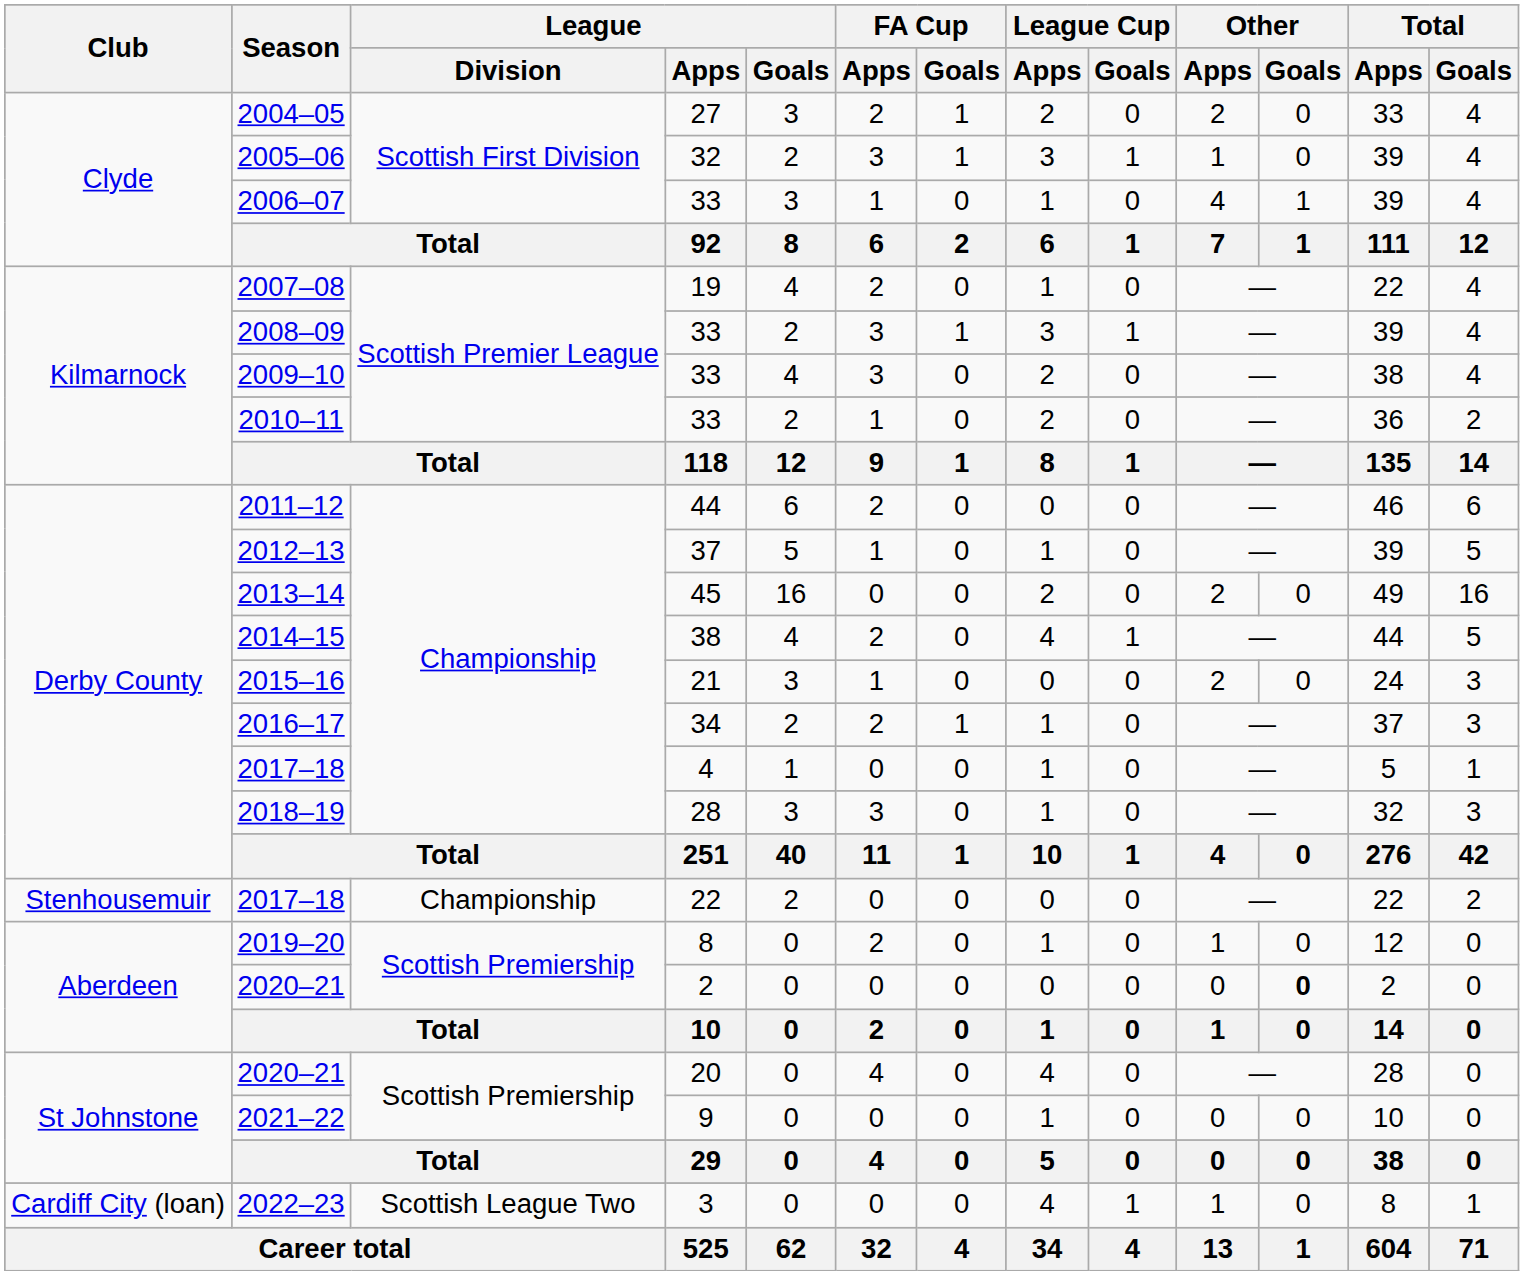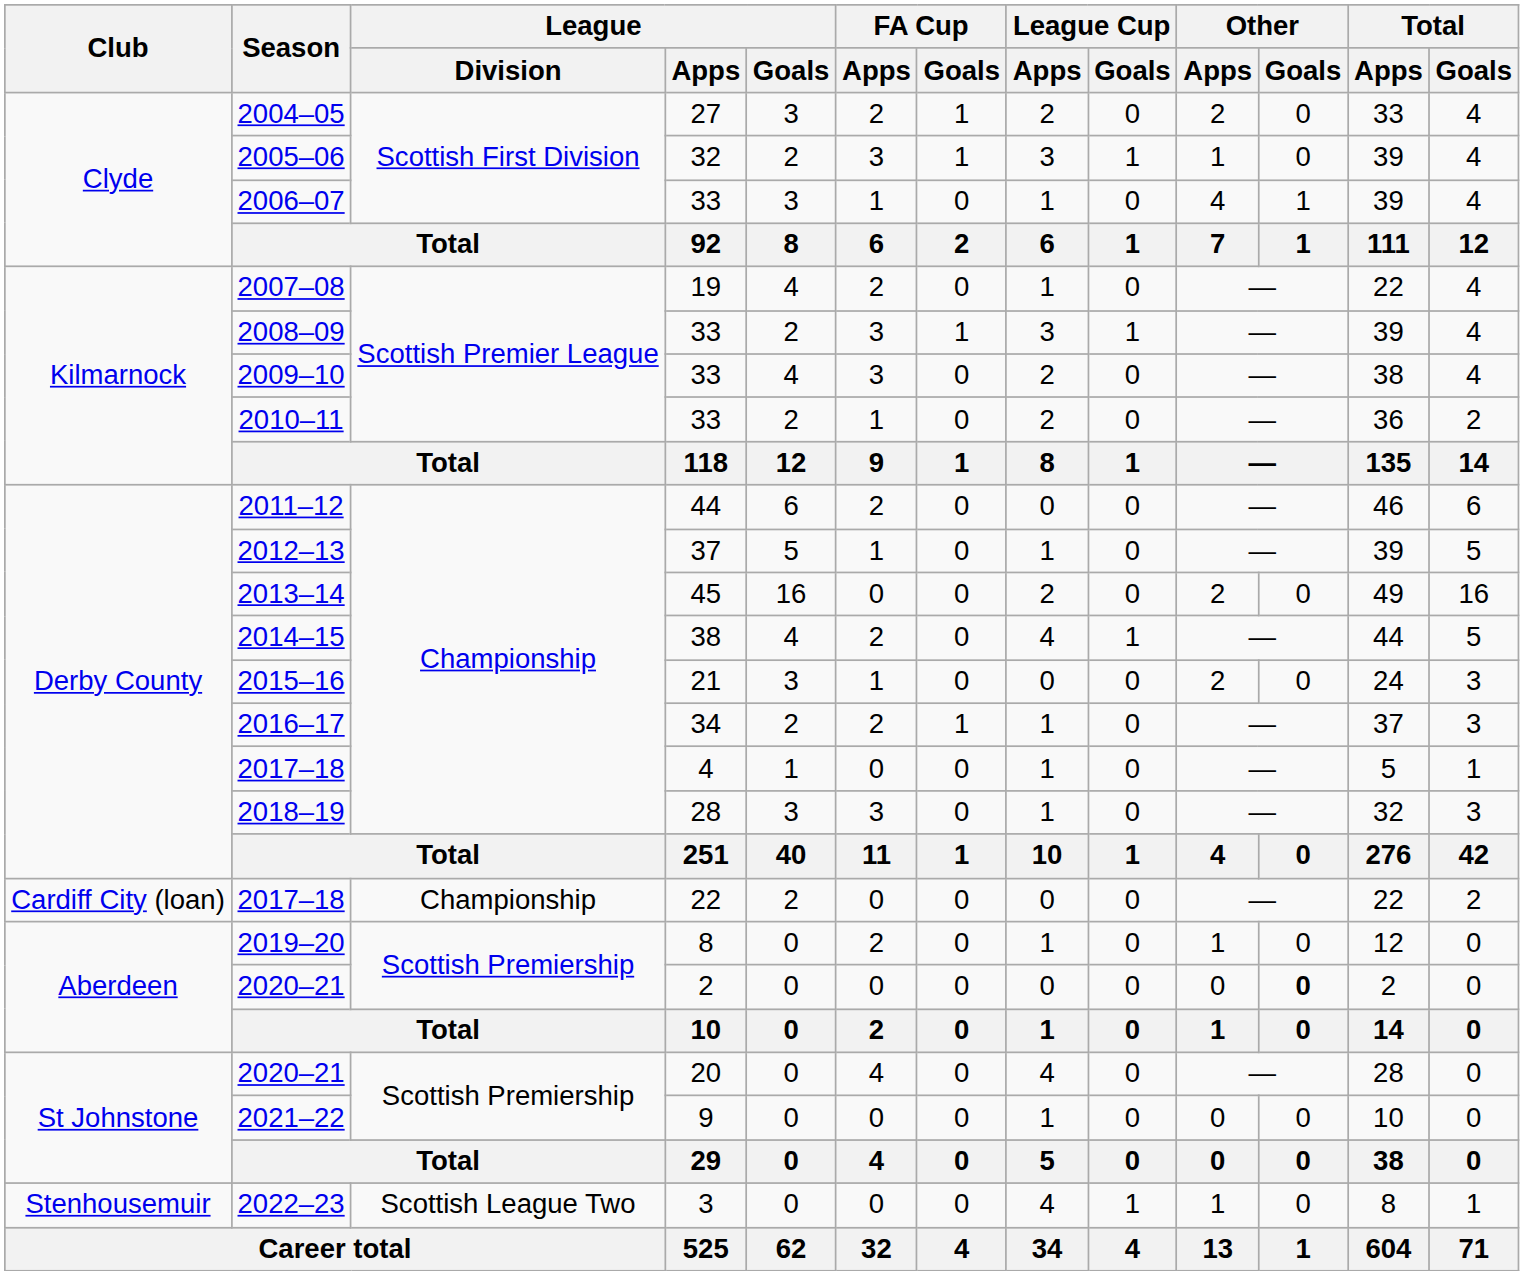(118, 899) Stenhousemuir -> (118, 899) Cardiff City (loan)
(118, 1204) Cardiff City (loan) -> (118, 1204) Stenhousemuir
